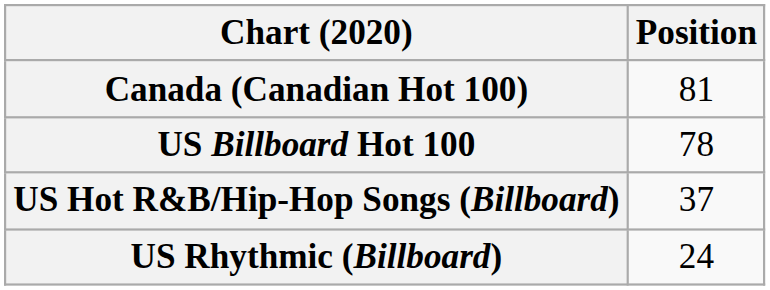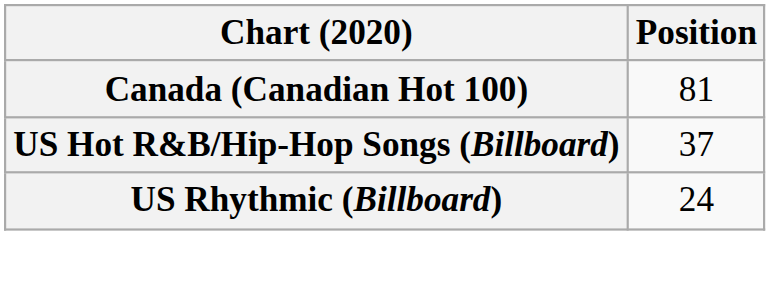- row: (316, 144)
